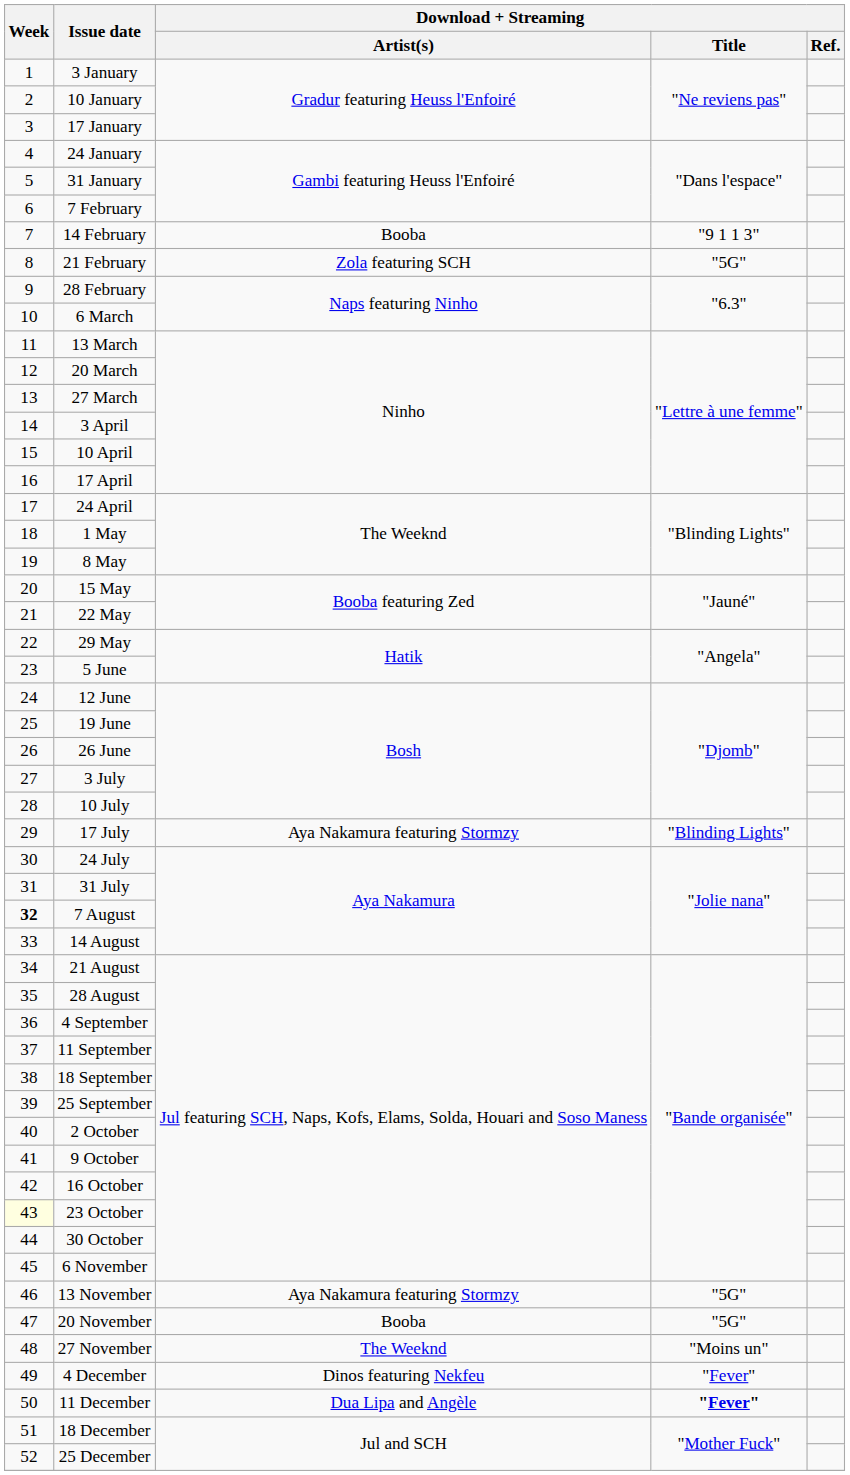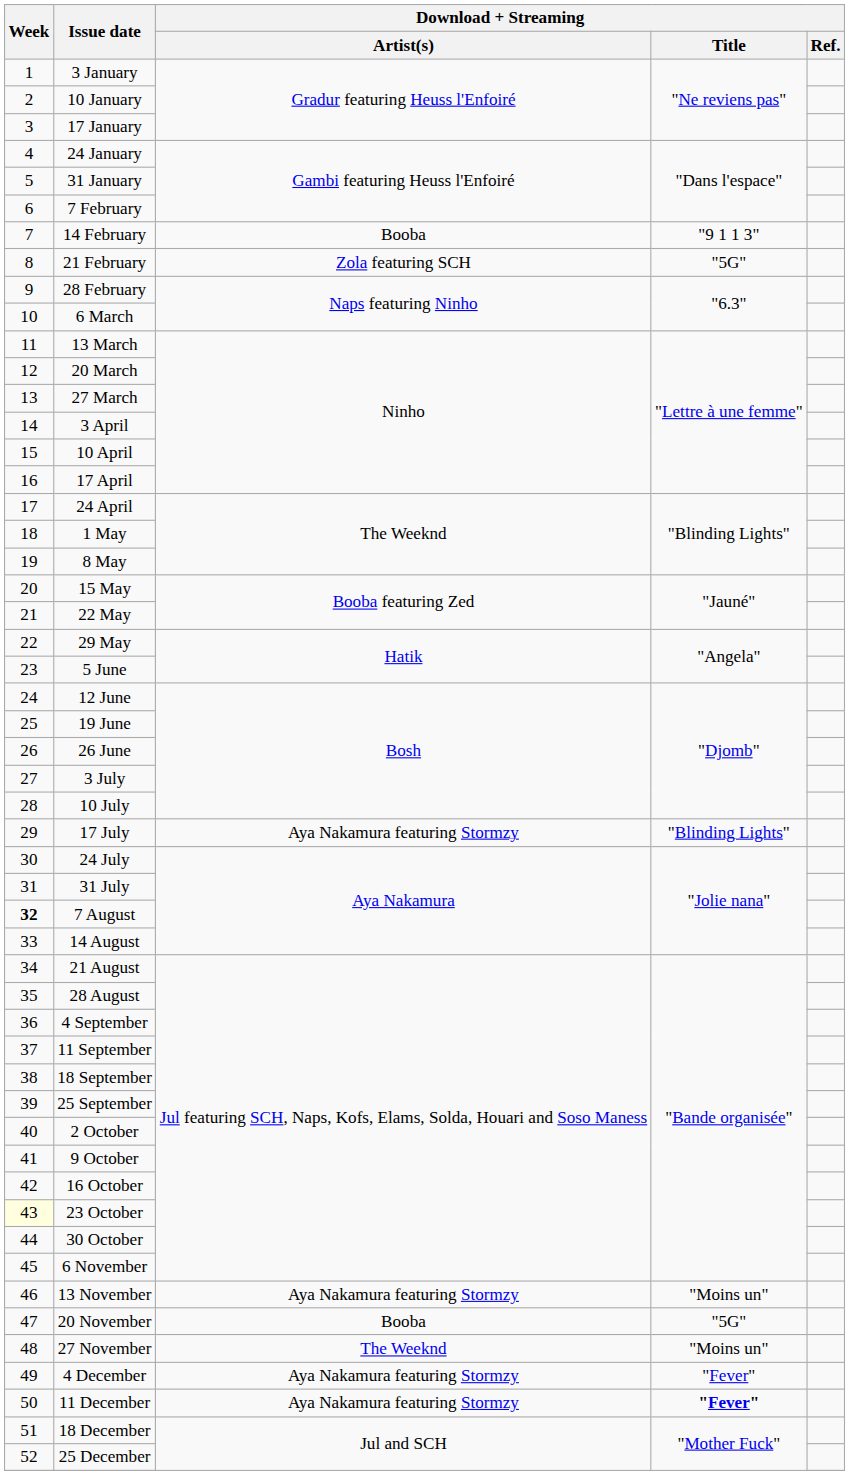(729, 1294) "5G" -> (729, 1294) "Moins un"
(403, 1375) Dinos featuring Nekfeu -> (403, 1375) Aya Nakamura featuring Stormzy
(403, 1402) Dua Lipa and Angèle -> (403, 1402) Aya Nakamura featuring Stormzy
